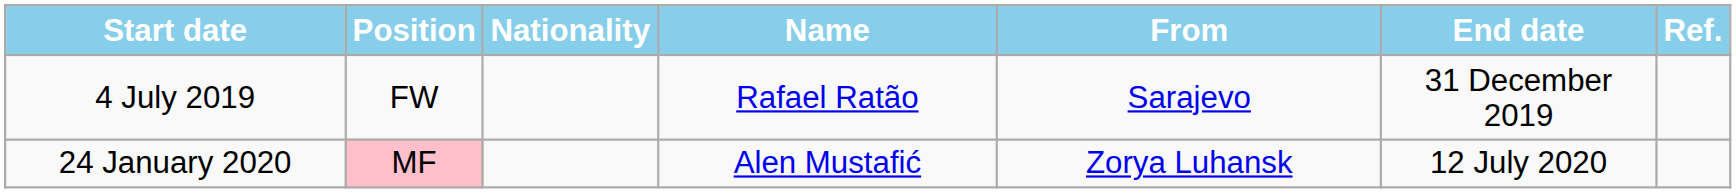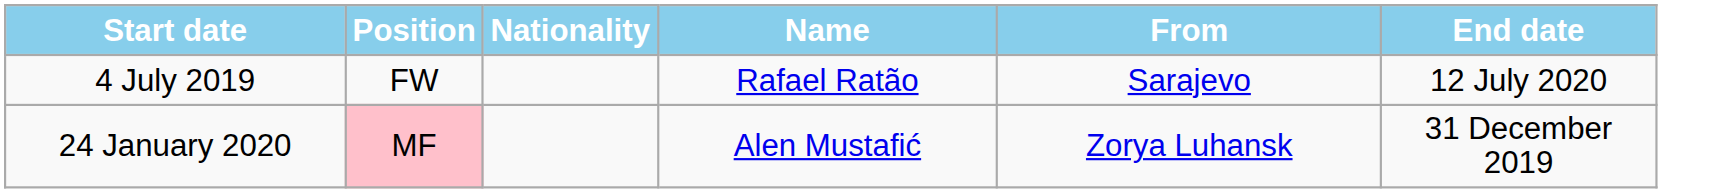- column: (1693, 30)
(1519, 97) 31 December 2019 -> (1519, 80) 12 July 2020
(1519, 164) 12 July 2020 -> (1519, 146) 31 December 2019
